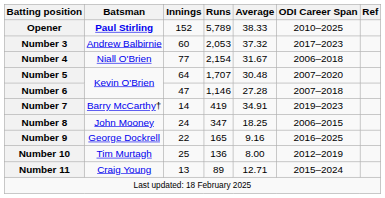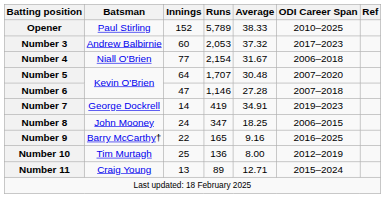(124, 28) bold -> (124, 28) normal
(124, 106) Barry McCarthy† -> (124, 106) George Dockrell
(124, 138) George Dockrell -> (124, 138) Barry McCarthy†
